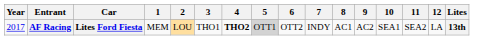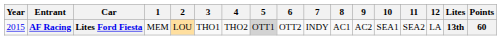+ column: (482, 12)
(16, 27) 2017 -> (16, 27) 2015
(237, 27) bold -> (236, 27) normal
